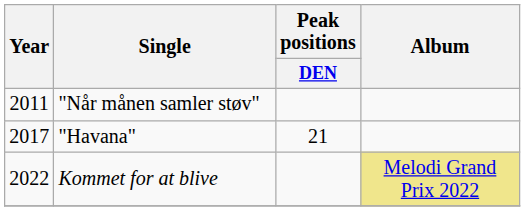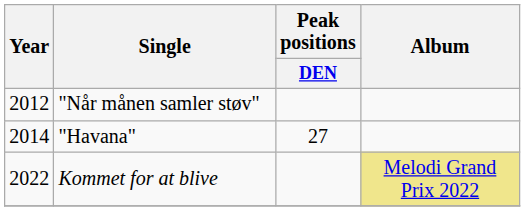(29, 104) 2011 -> (29, 104) 2012
(29, 135) 2017 -> (29, 135) 2014
(318, 135) 21 -> (318, 135) 27
